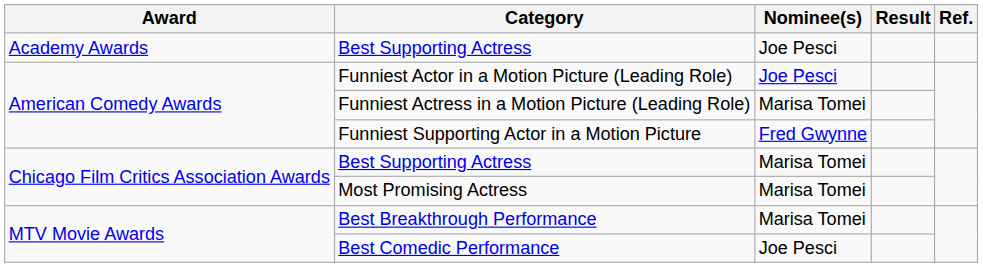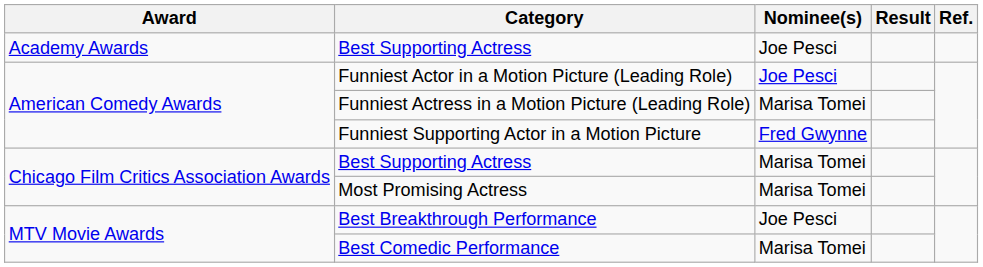(812, 219) Marisa Tomei -> (798, 219) Joe Pesci
(798, 248) Joe Pesci -> (812, 248) Marisa Tomei
